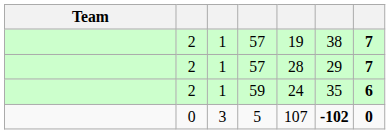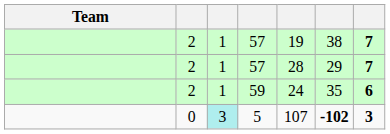(222, 116) no background -> (222, 116) paleturquoise background
(369, 116) 0 -> (369, 116) 3
